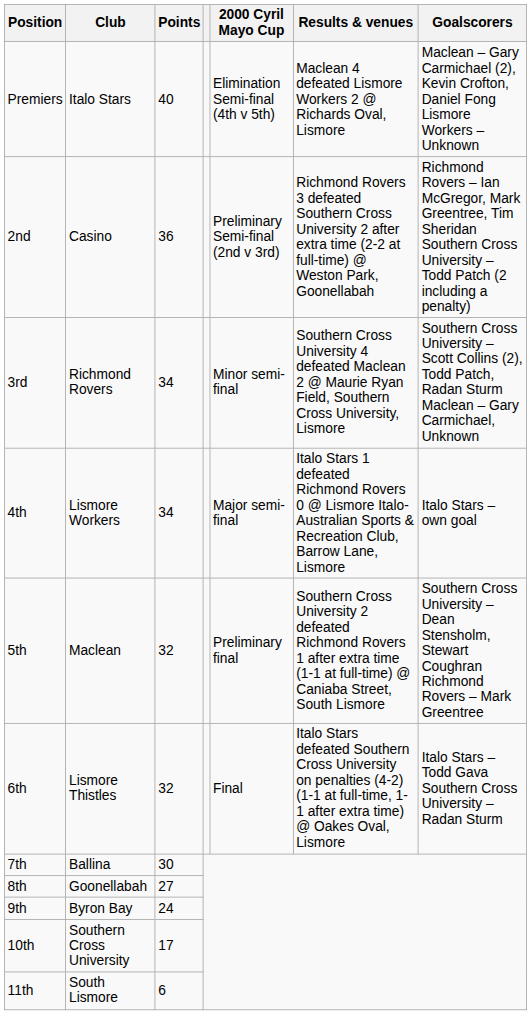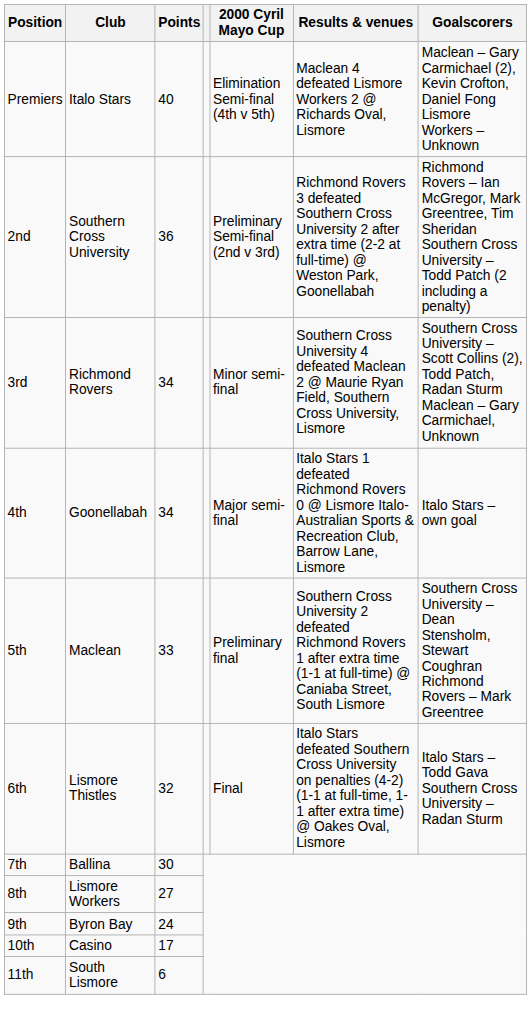(90, 237) Casino -> (99, 237) Southern Cross University
(94, 512) Lismore Workers -> (108, 512) Goonellabah
(166, 650) 32 -> (166, 650) 33
(108, 886) Goonellabah -> (94, 894) Lismore Workers
(99, 945) Southern Cross University -> (90, 945) Casino
